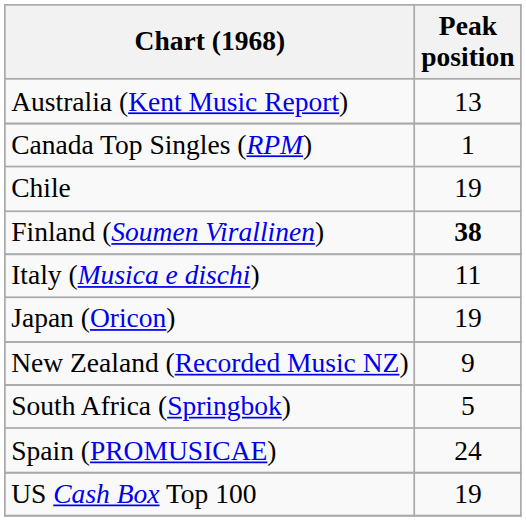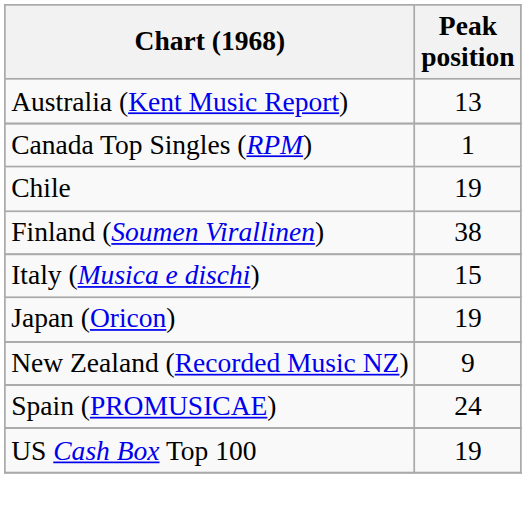(468, 231) bold -> (468, 231) normal
(468, 275) 11 -> (468, 275) 15
- row: (151, 406)
